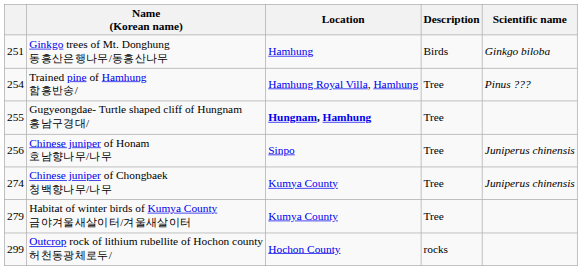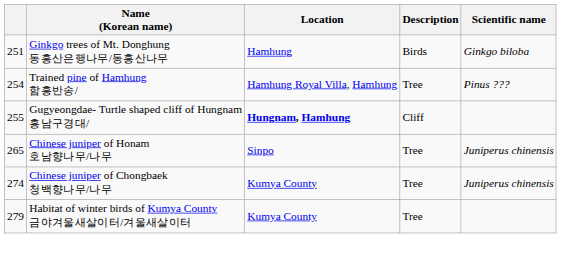(434, 117) Tree -> (413, 117) Cliff
(15, 150) 256 -> (15, 150) 265
- row: (146, 248)
